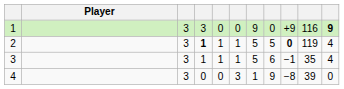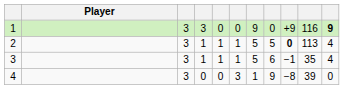(203, 44) bold -> (203, 44) normal
(310, 44) 119 -> (310, 44) 113
